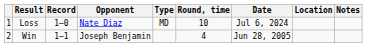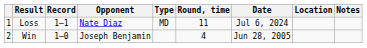(61, 24) 1–0 -> (61, 24) 1–1
(204, 24) 10 -> (204, 24) 11
(61, 37) 1–1 -> (61, 37) 1–0
